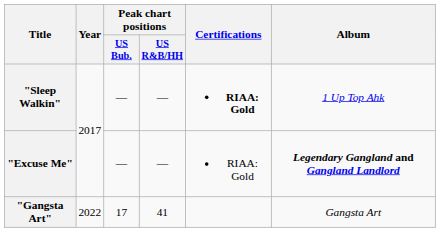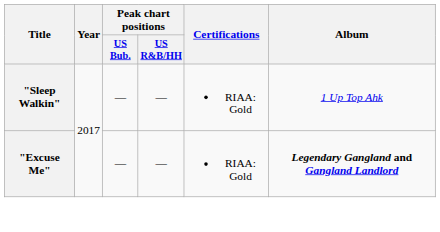(228, 104) bold -> (226, 104) normal
- row: (40, 212)
